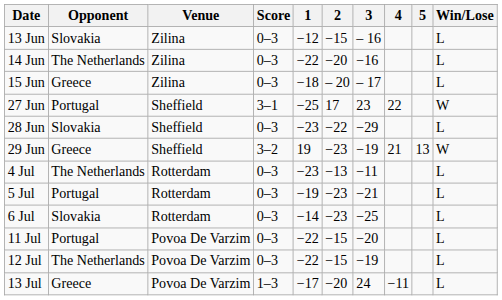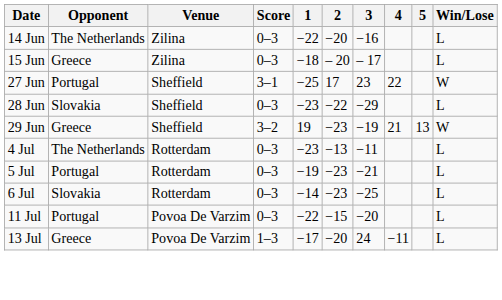- row: (26, 37)
- row: (25, 261)
